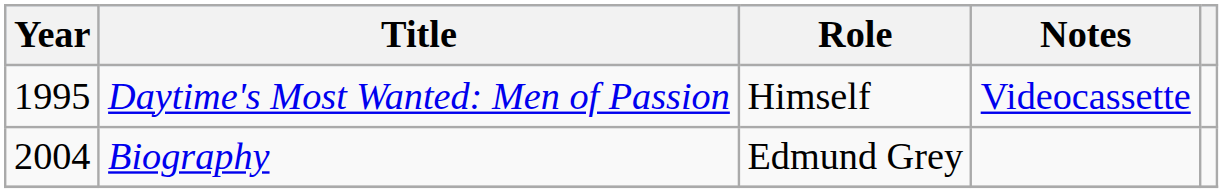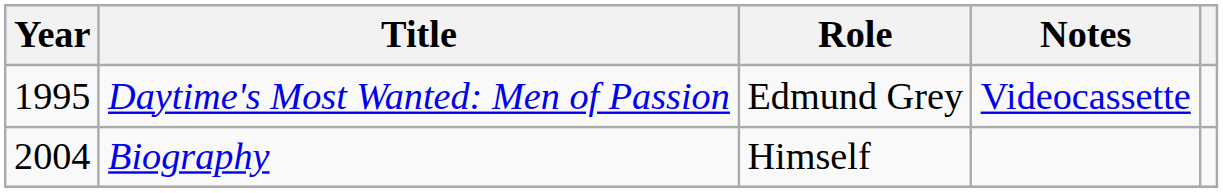(809, 95) Himself -> (855, 95) Edmund Grey
(855, 156) Edmund Grey -> (809, 156) Himself
